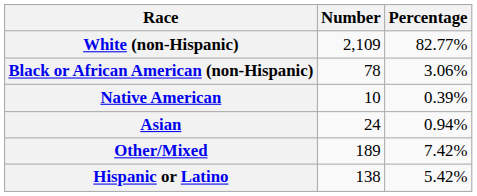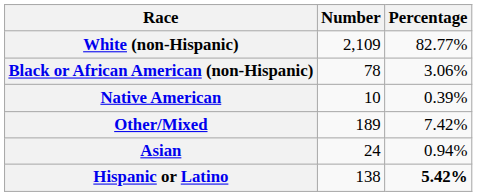rows swapped: (161, 124) <-> (161, 151)
(446, 177) normal -> (444, 177) bold
